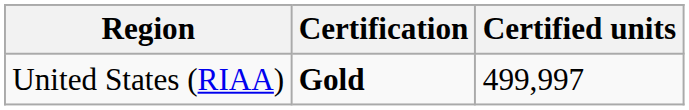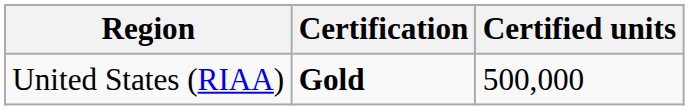(534, 78) 499,997 -> (534, 78) 500,000
